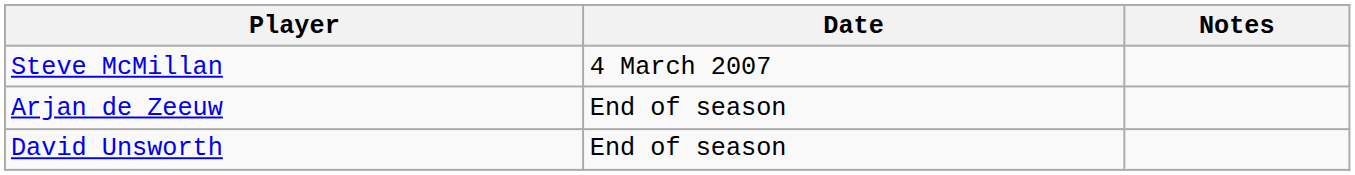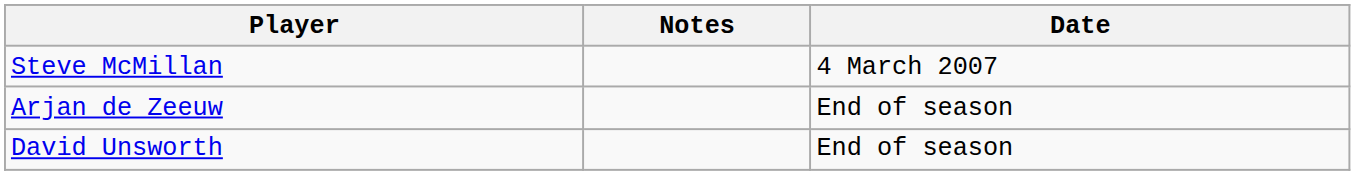columns swapped: (854, 26) <-> (1237, 26)
